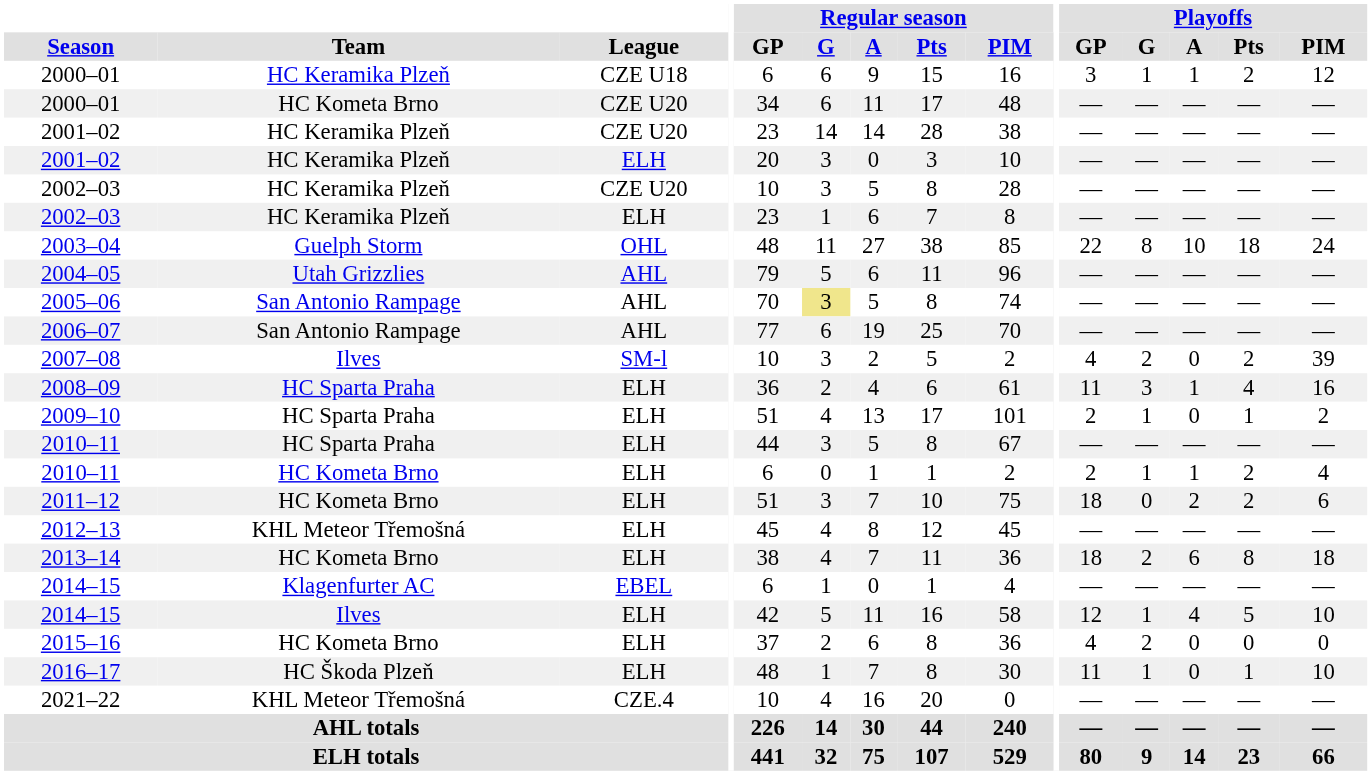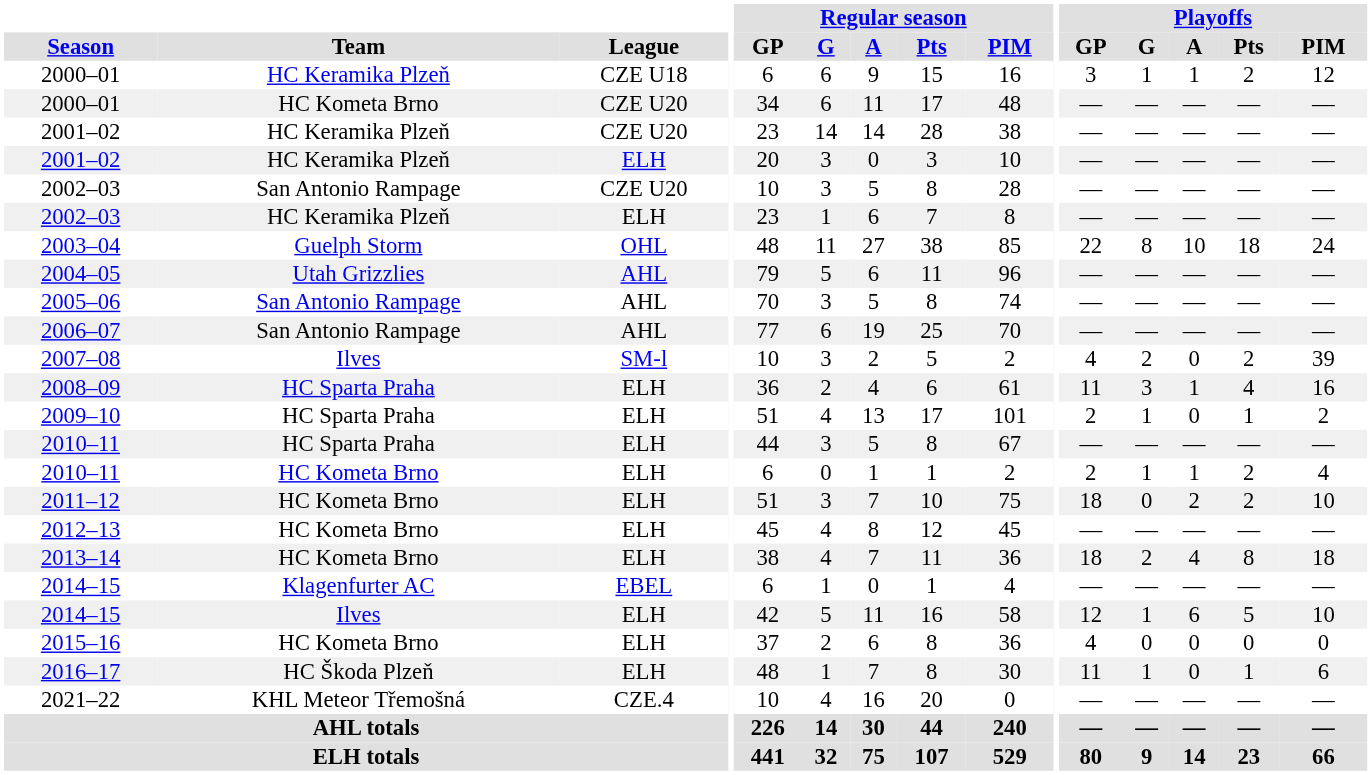(358, 188) HC Keramika Plzeň -> (358, 188) San Antonio Rampage
(826, 301) khaki background -> (826, 301) no background
(1323, 500) 6 -> (1323, 500) 10
(358, 529) KHL Meteor Třemošná -> (358, 529) HC Kometa Brno
(1194, 557) 6 -> (1194, 557) 4
(1194, 614) 4 -> (1194, 614) 6
(1147, 642) 2 -> (1147, 642) 0
(1323, 671) 10 -> (1323, 671) 6
